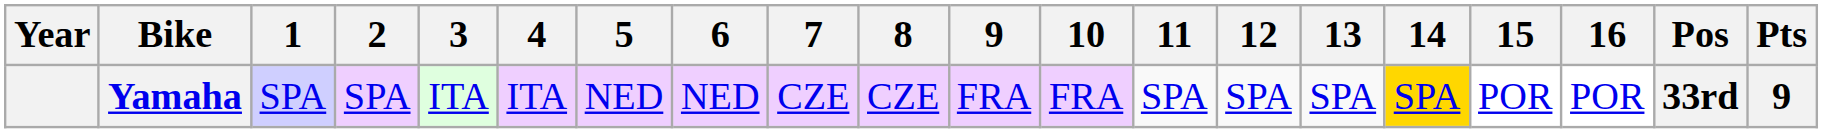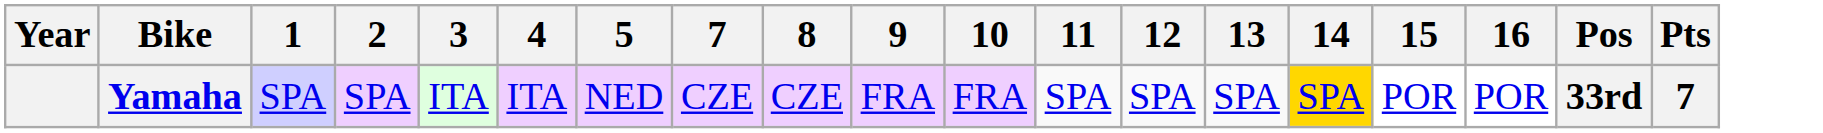- column: (720, 34)
(1782, 95) 9 -> (1685, 95) 7
